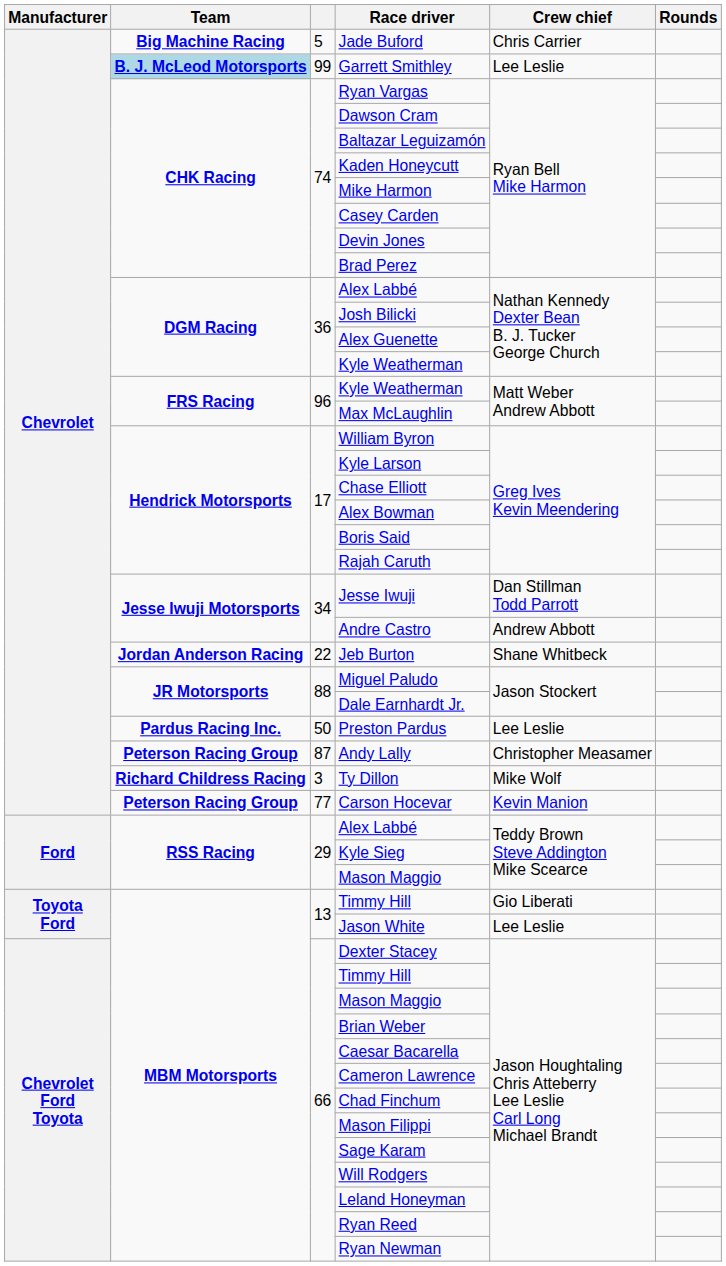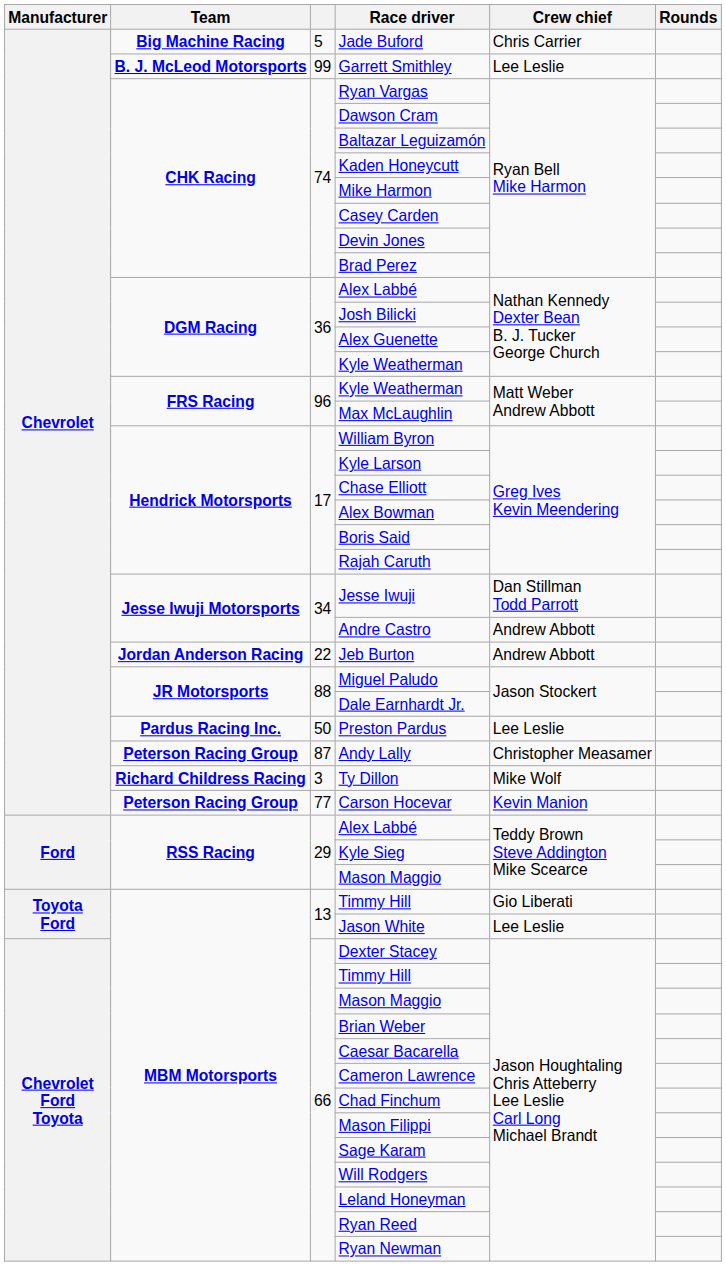(211, 67) lightblue background -> (211, 67) no background
(550, 654) Shane Whitbeck -> (544, 654) Andrew Abbott
